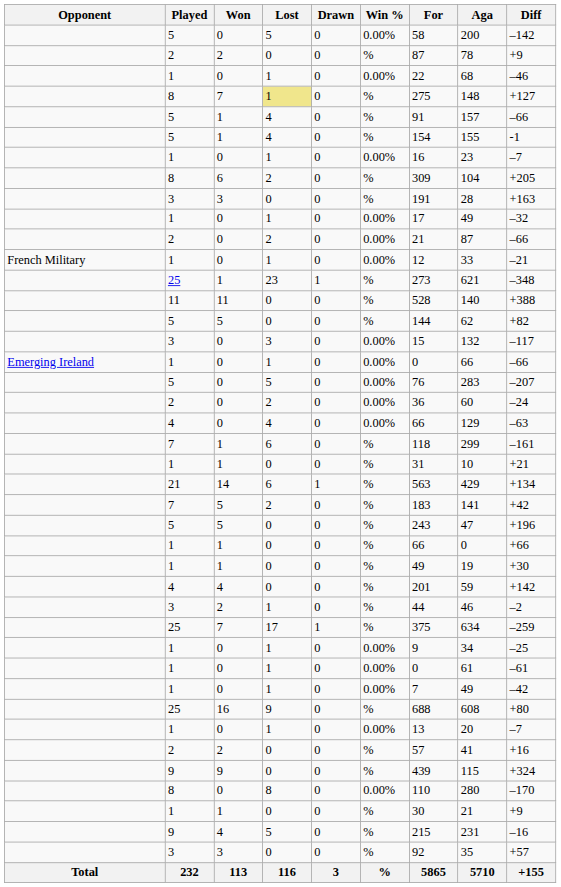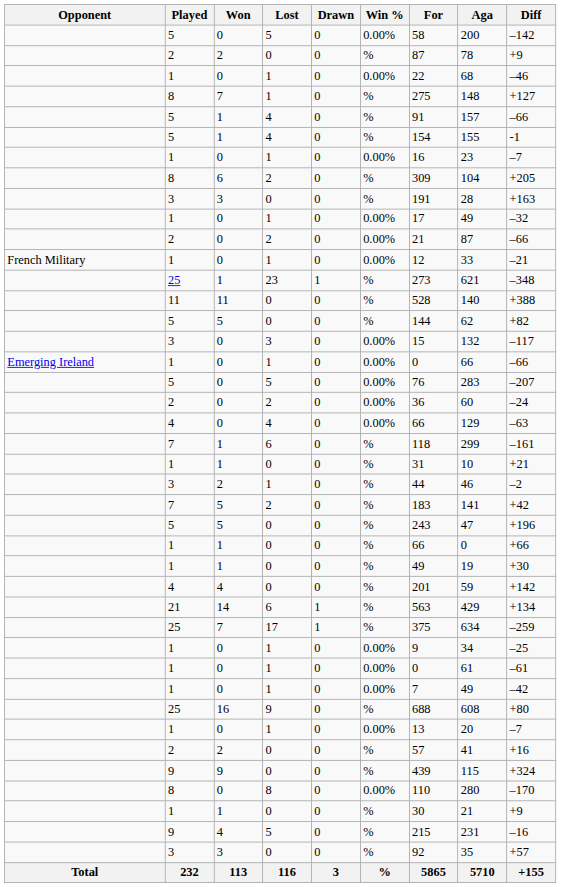(269, 96) khaki background -> (269, 96) no background
rows swapped: (171, 607) <-> (174, 484)
